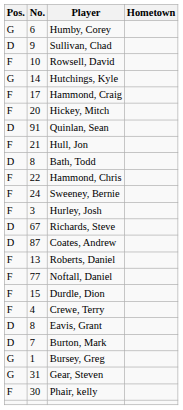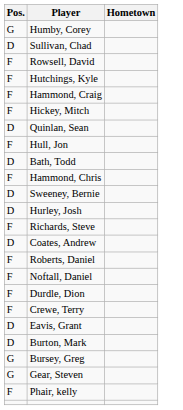- column: (37, 12)
(10, 78) G -> (10, 78) F
(10, 194) F -> (10, 194) D
(10, 210) F -> (10, 210) D
(10, 227) D -> (10, 227) F
